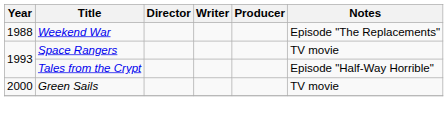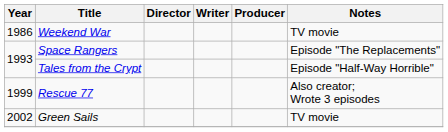(20, 31) 1988 -> (20, 31) 1986
(365, 31) Episode "The Replacements" -> (315, 31) TV movie
(315, 50) TV movie -> (365, 50) Episode "The Replacements"
+ row: (65, 93)
(20, 86) 2000 -> (20, 117) 2002
